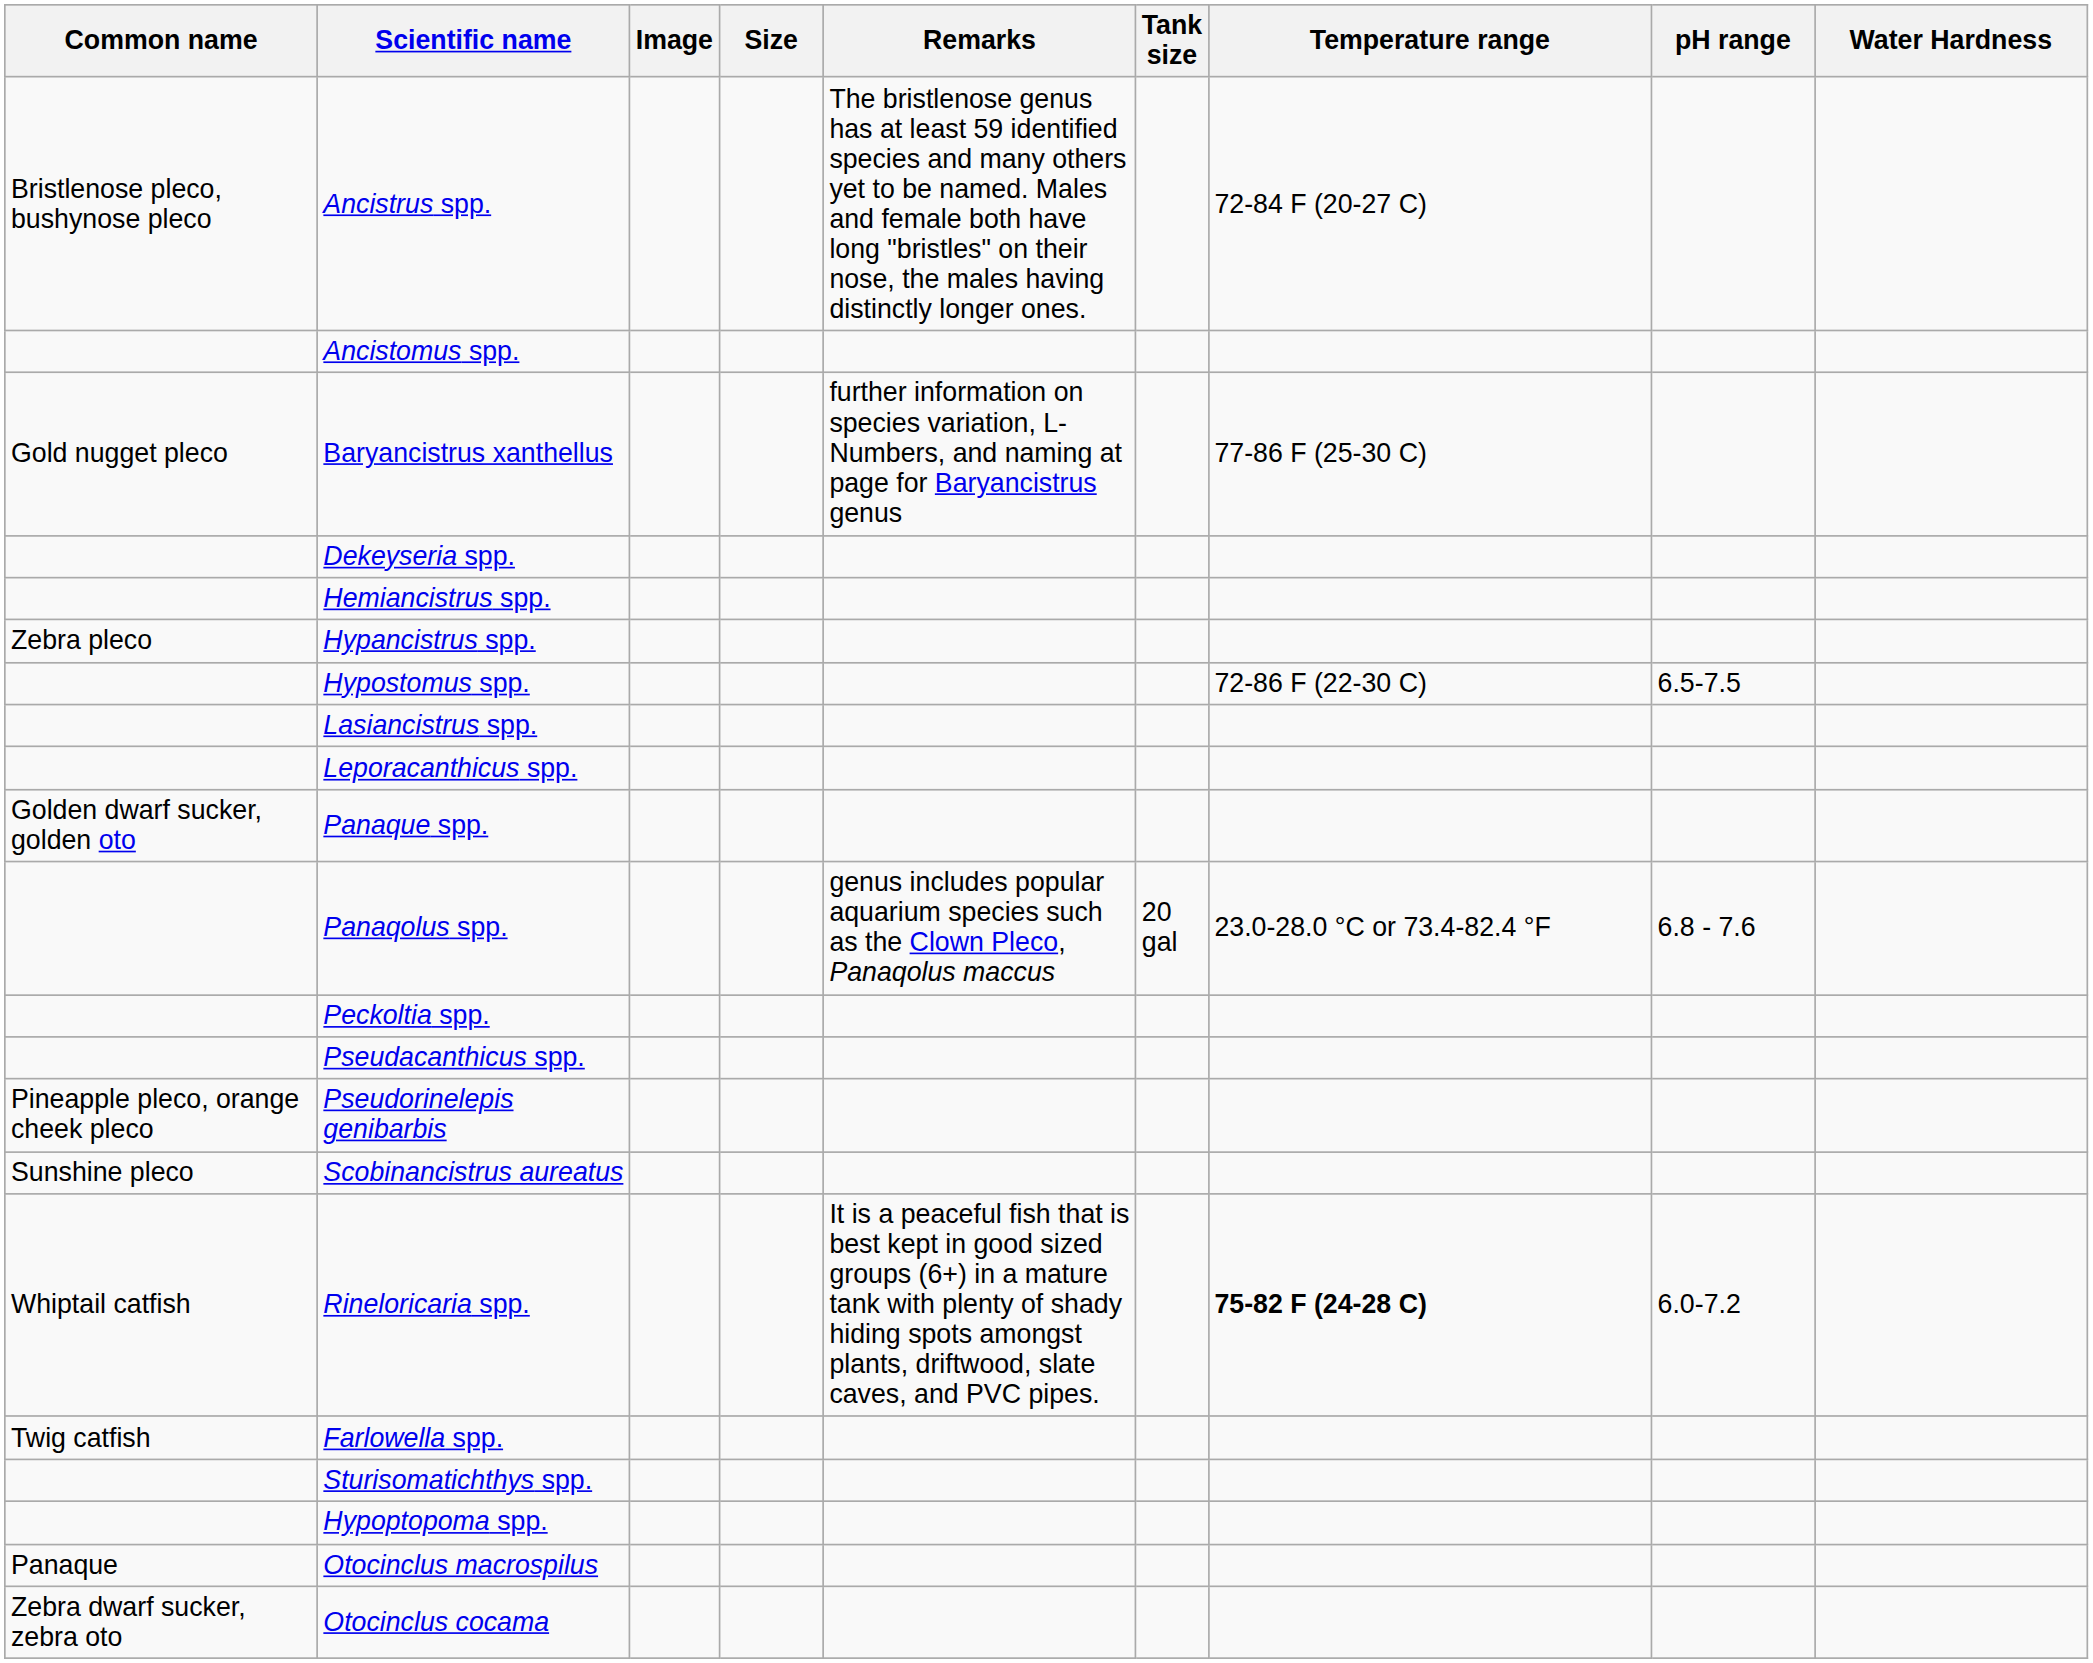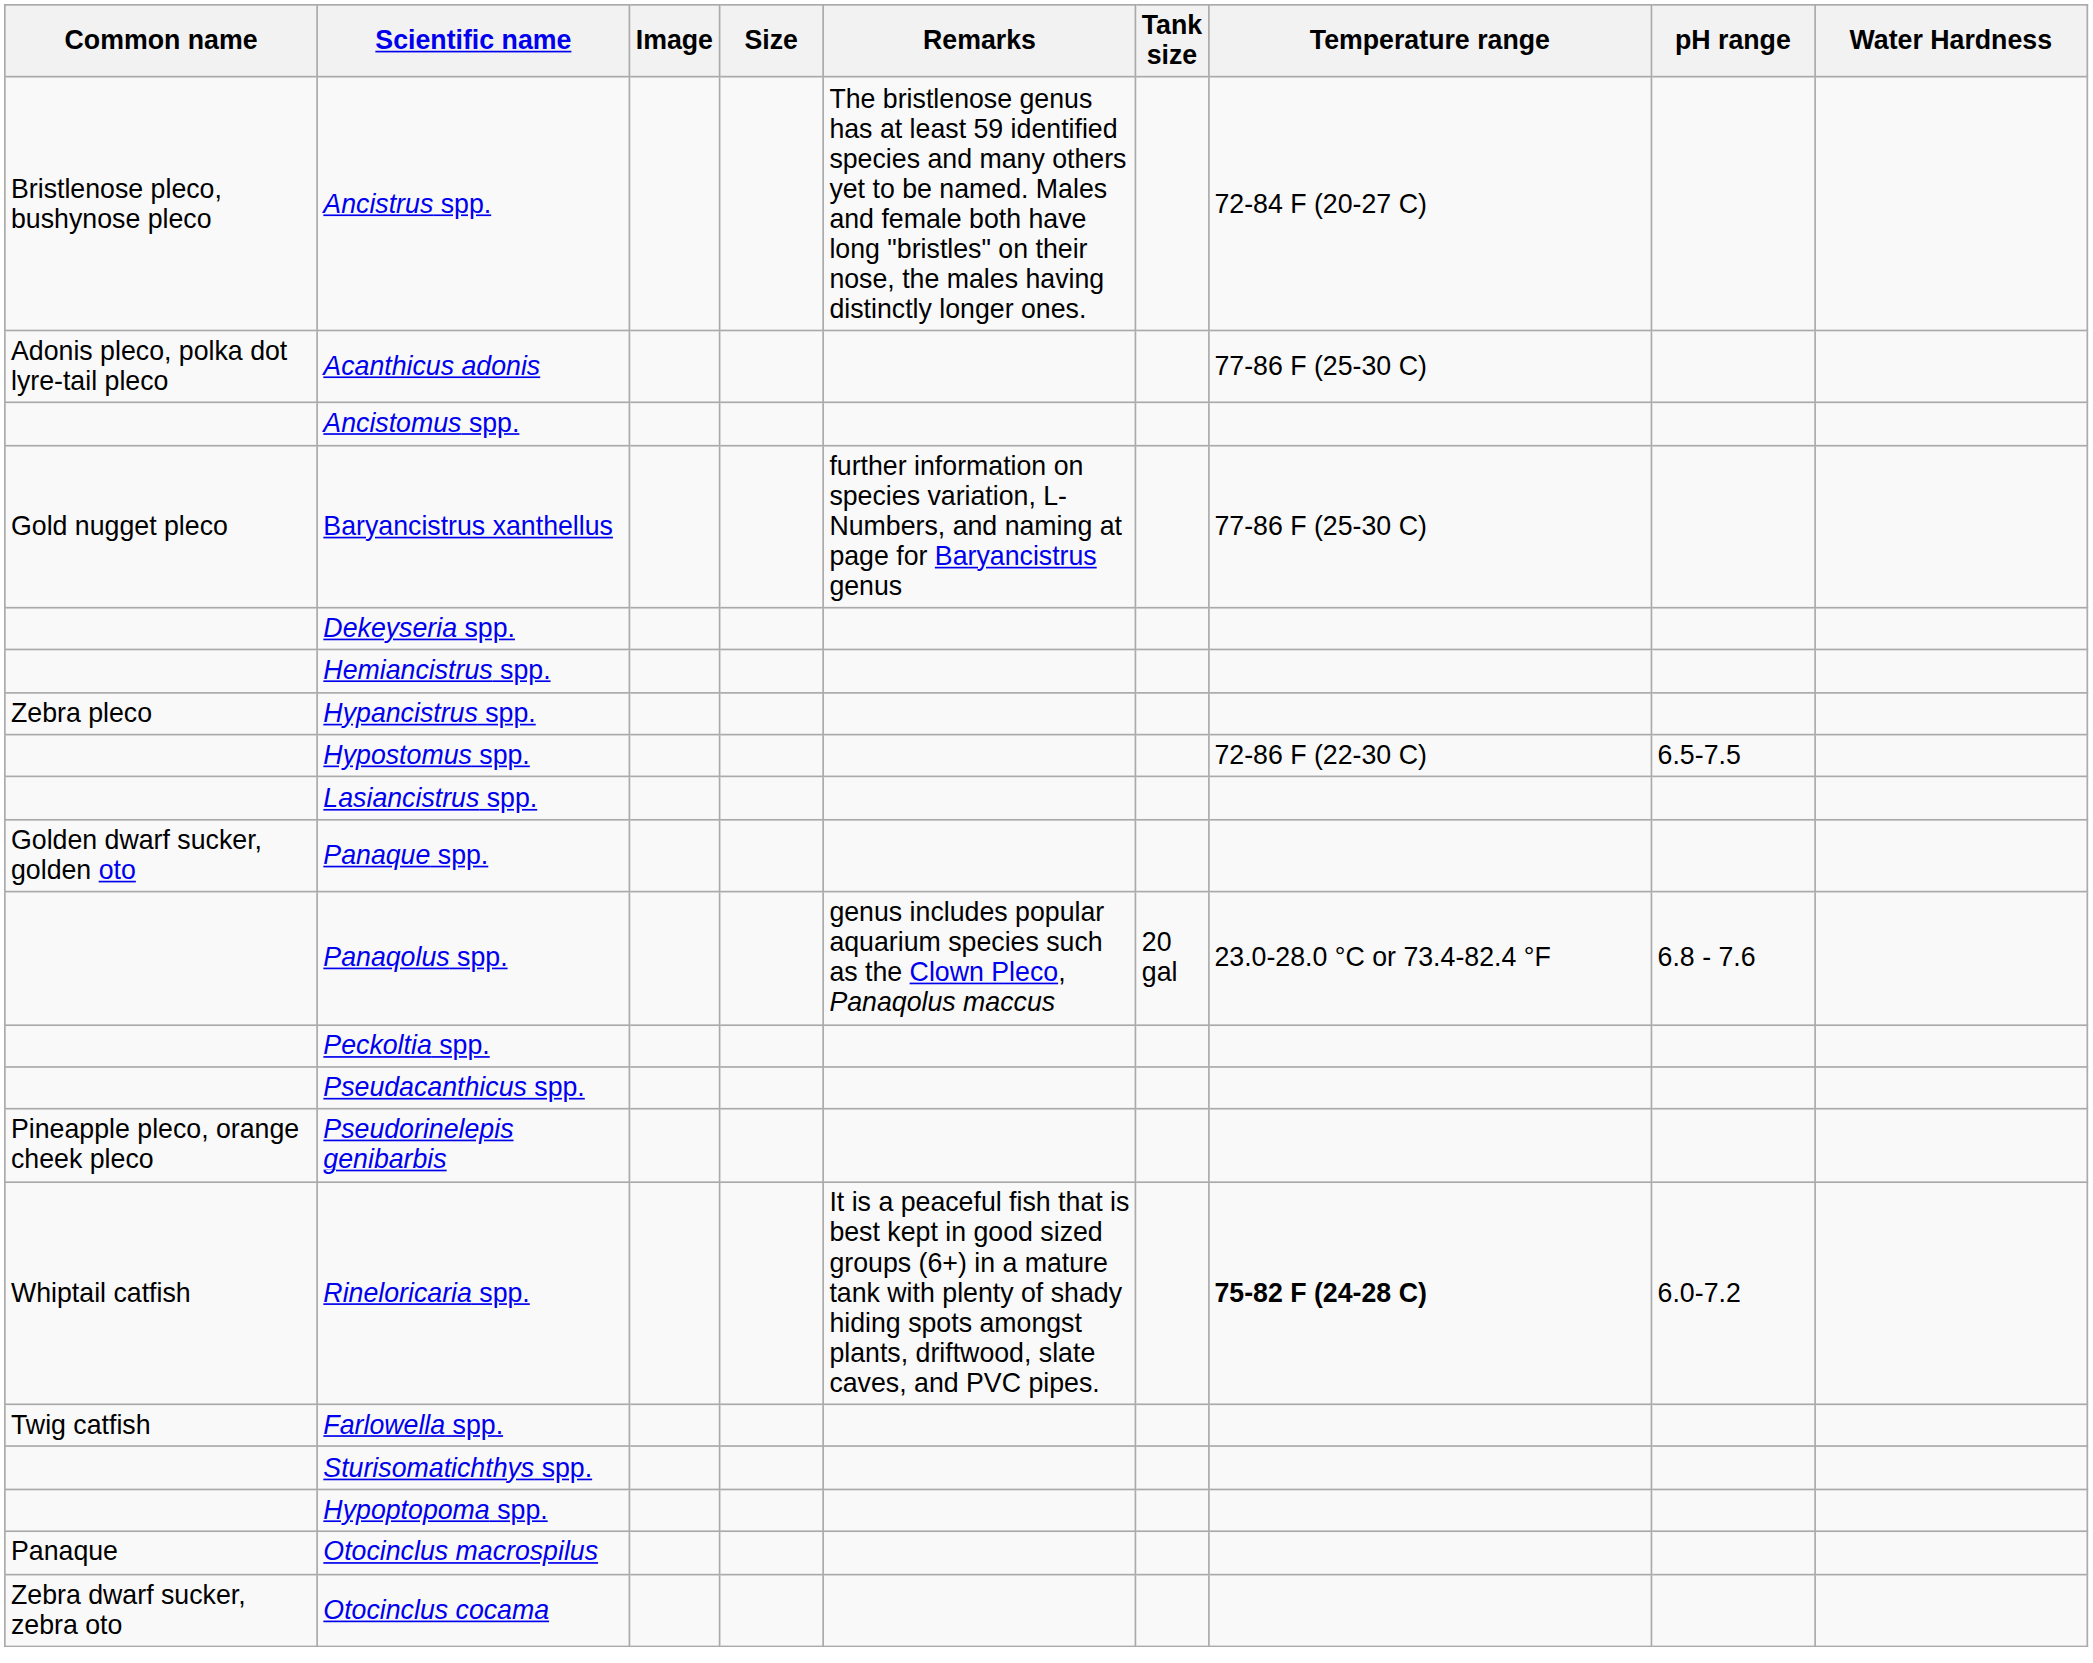+ row: (432, 365)
- row: (450, 767)
- row: (473, 1172)
